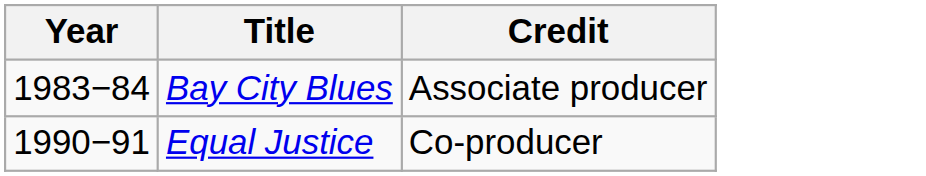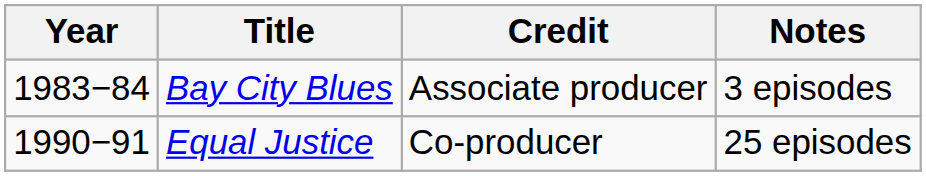+ column: (818, 32)
